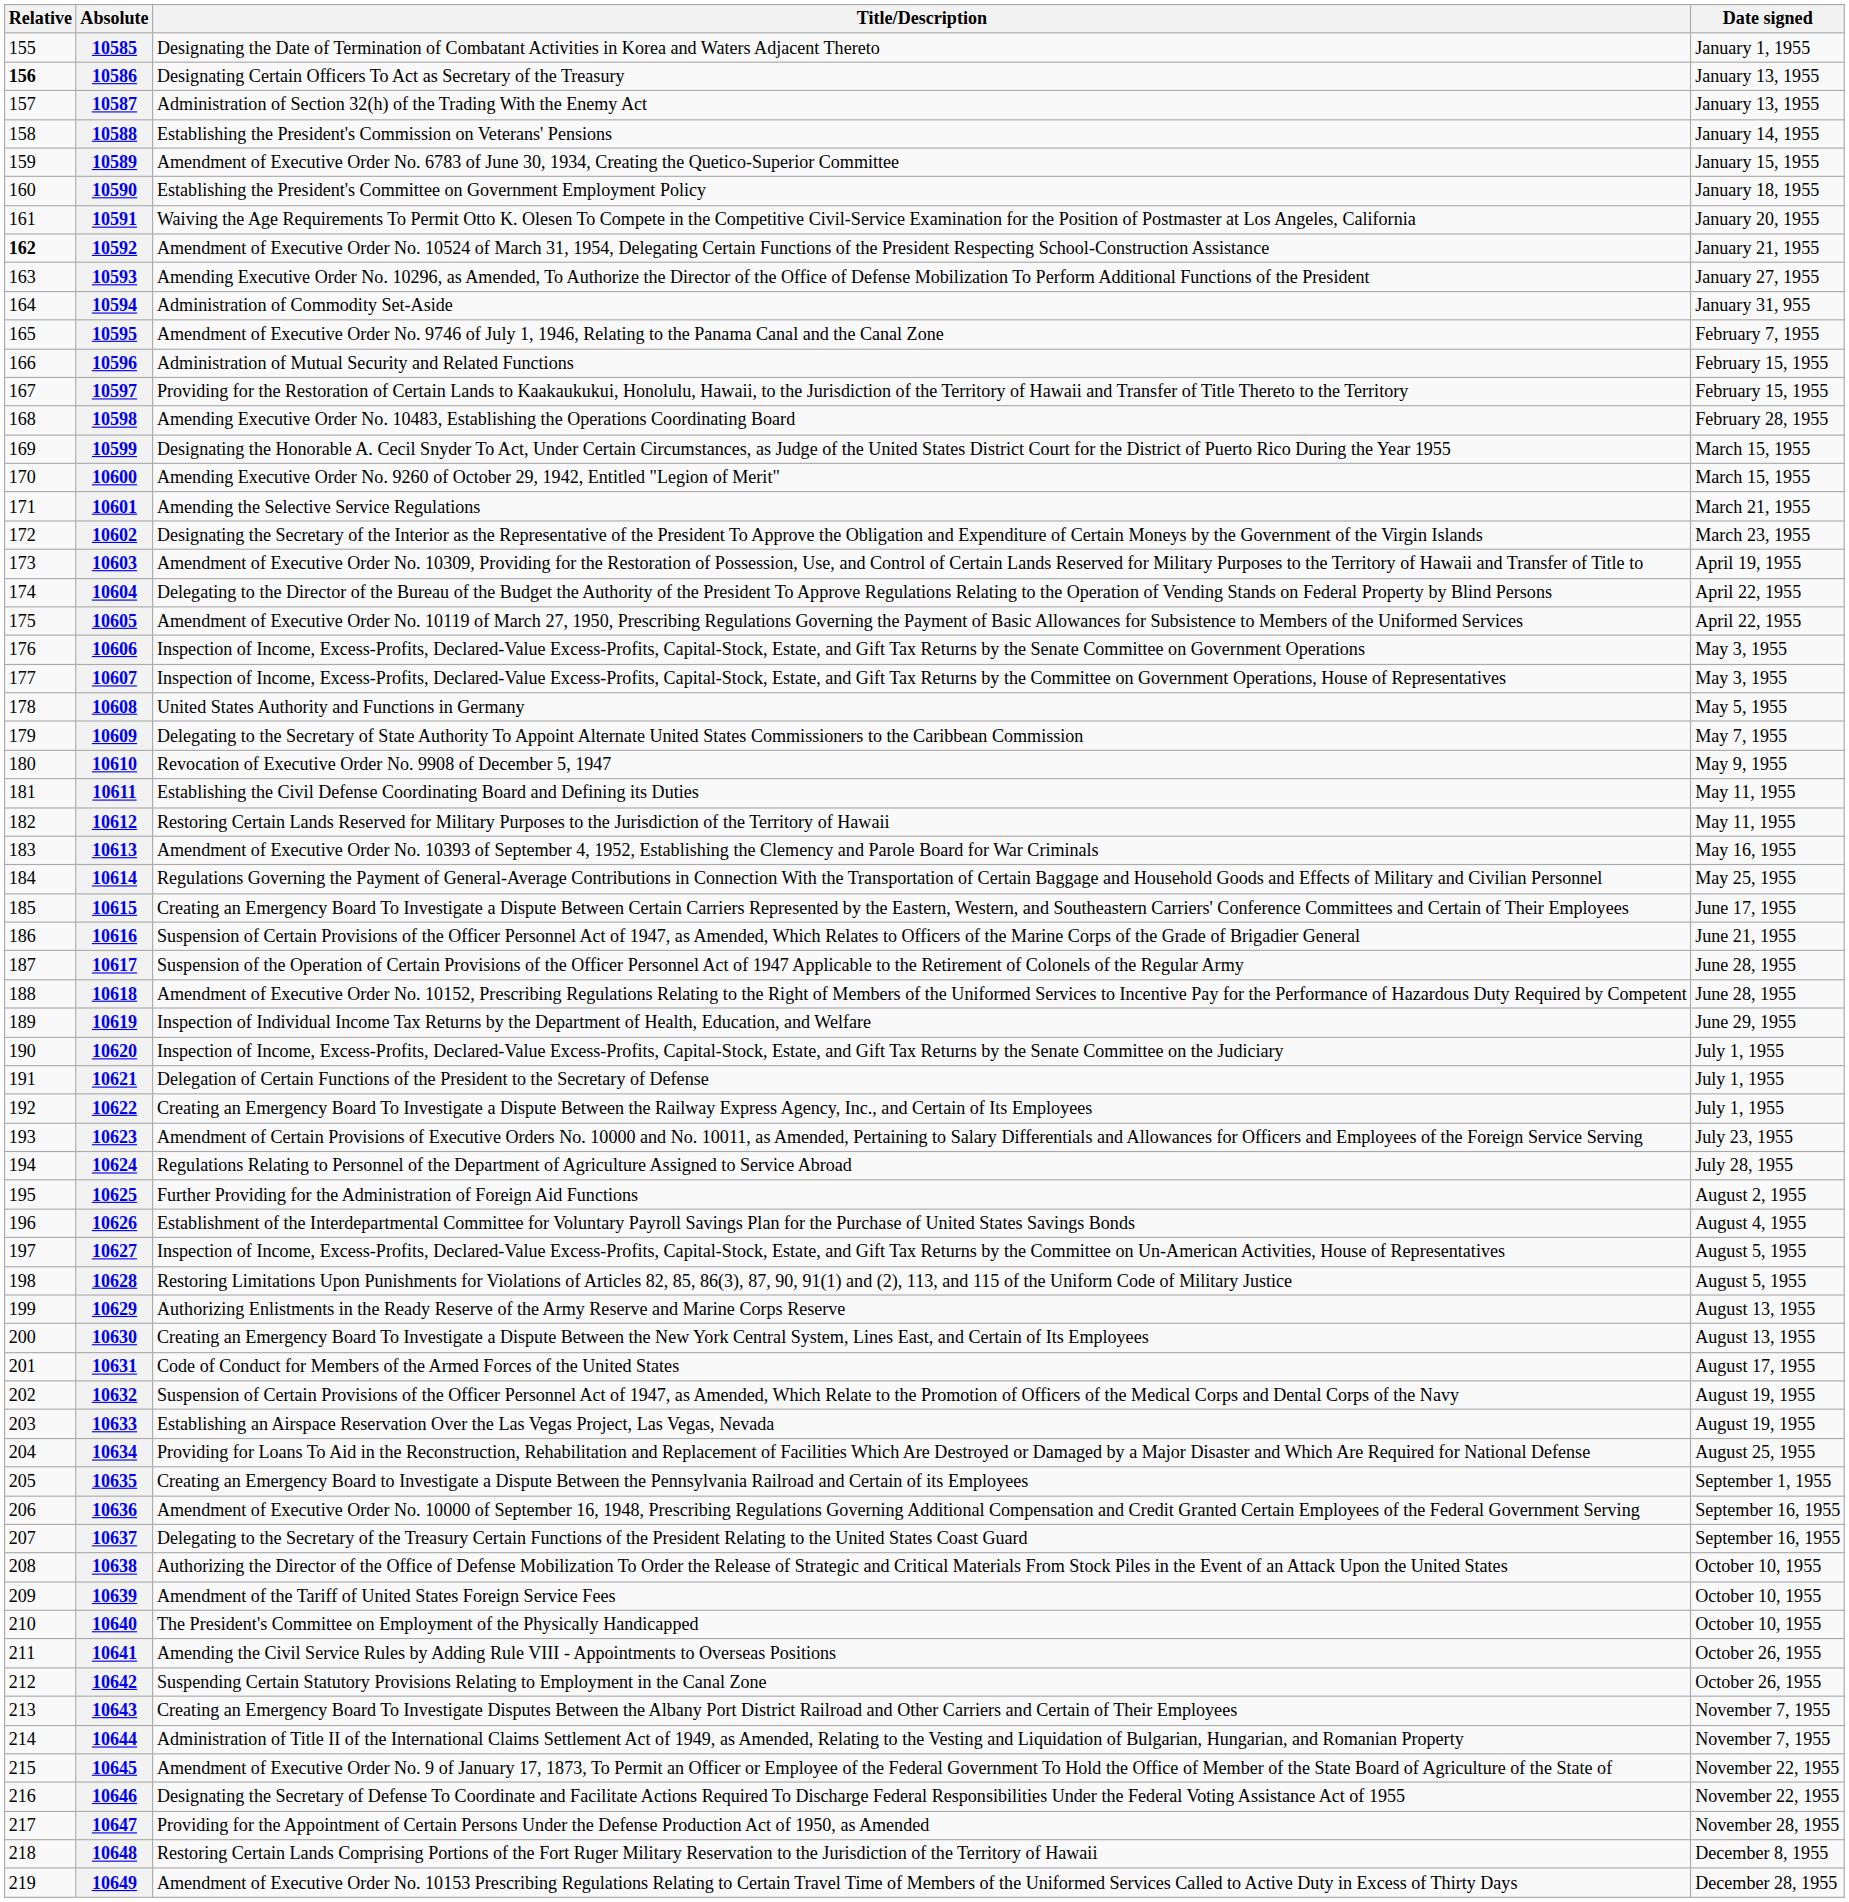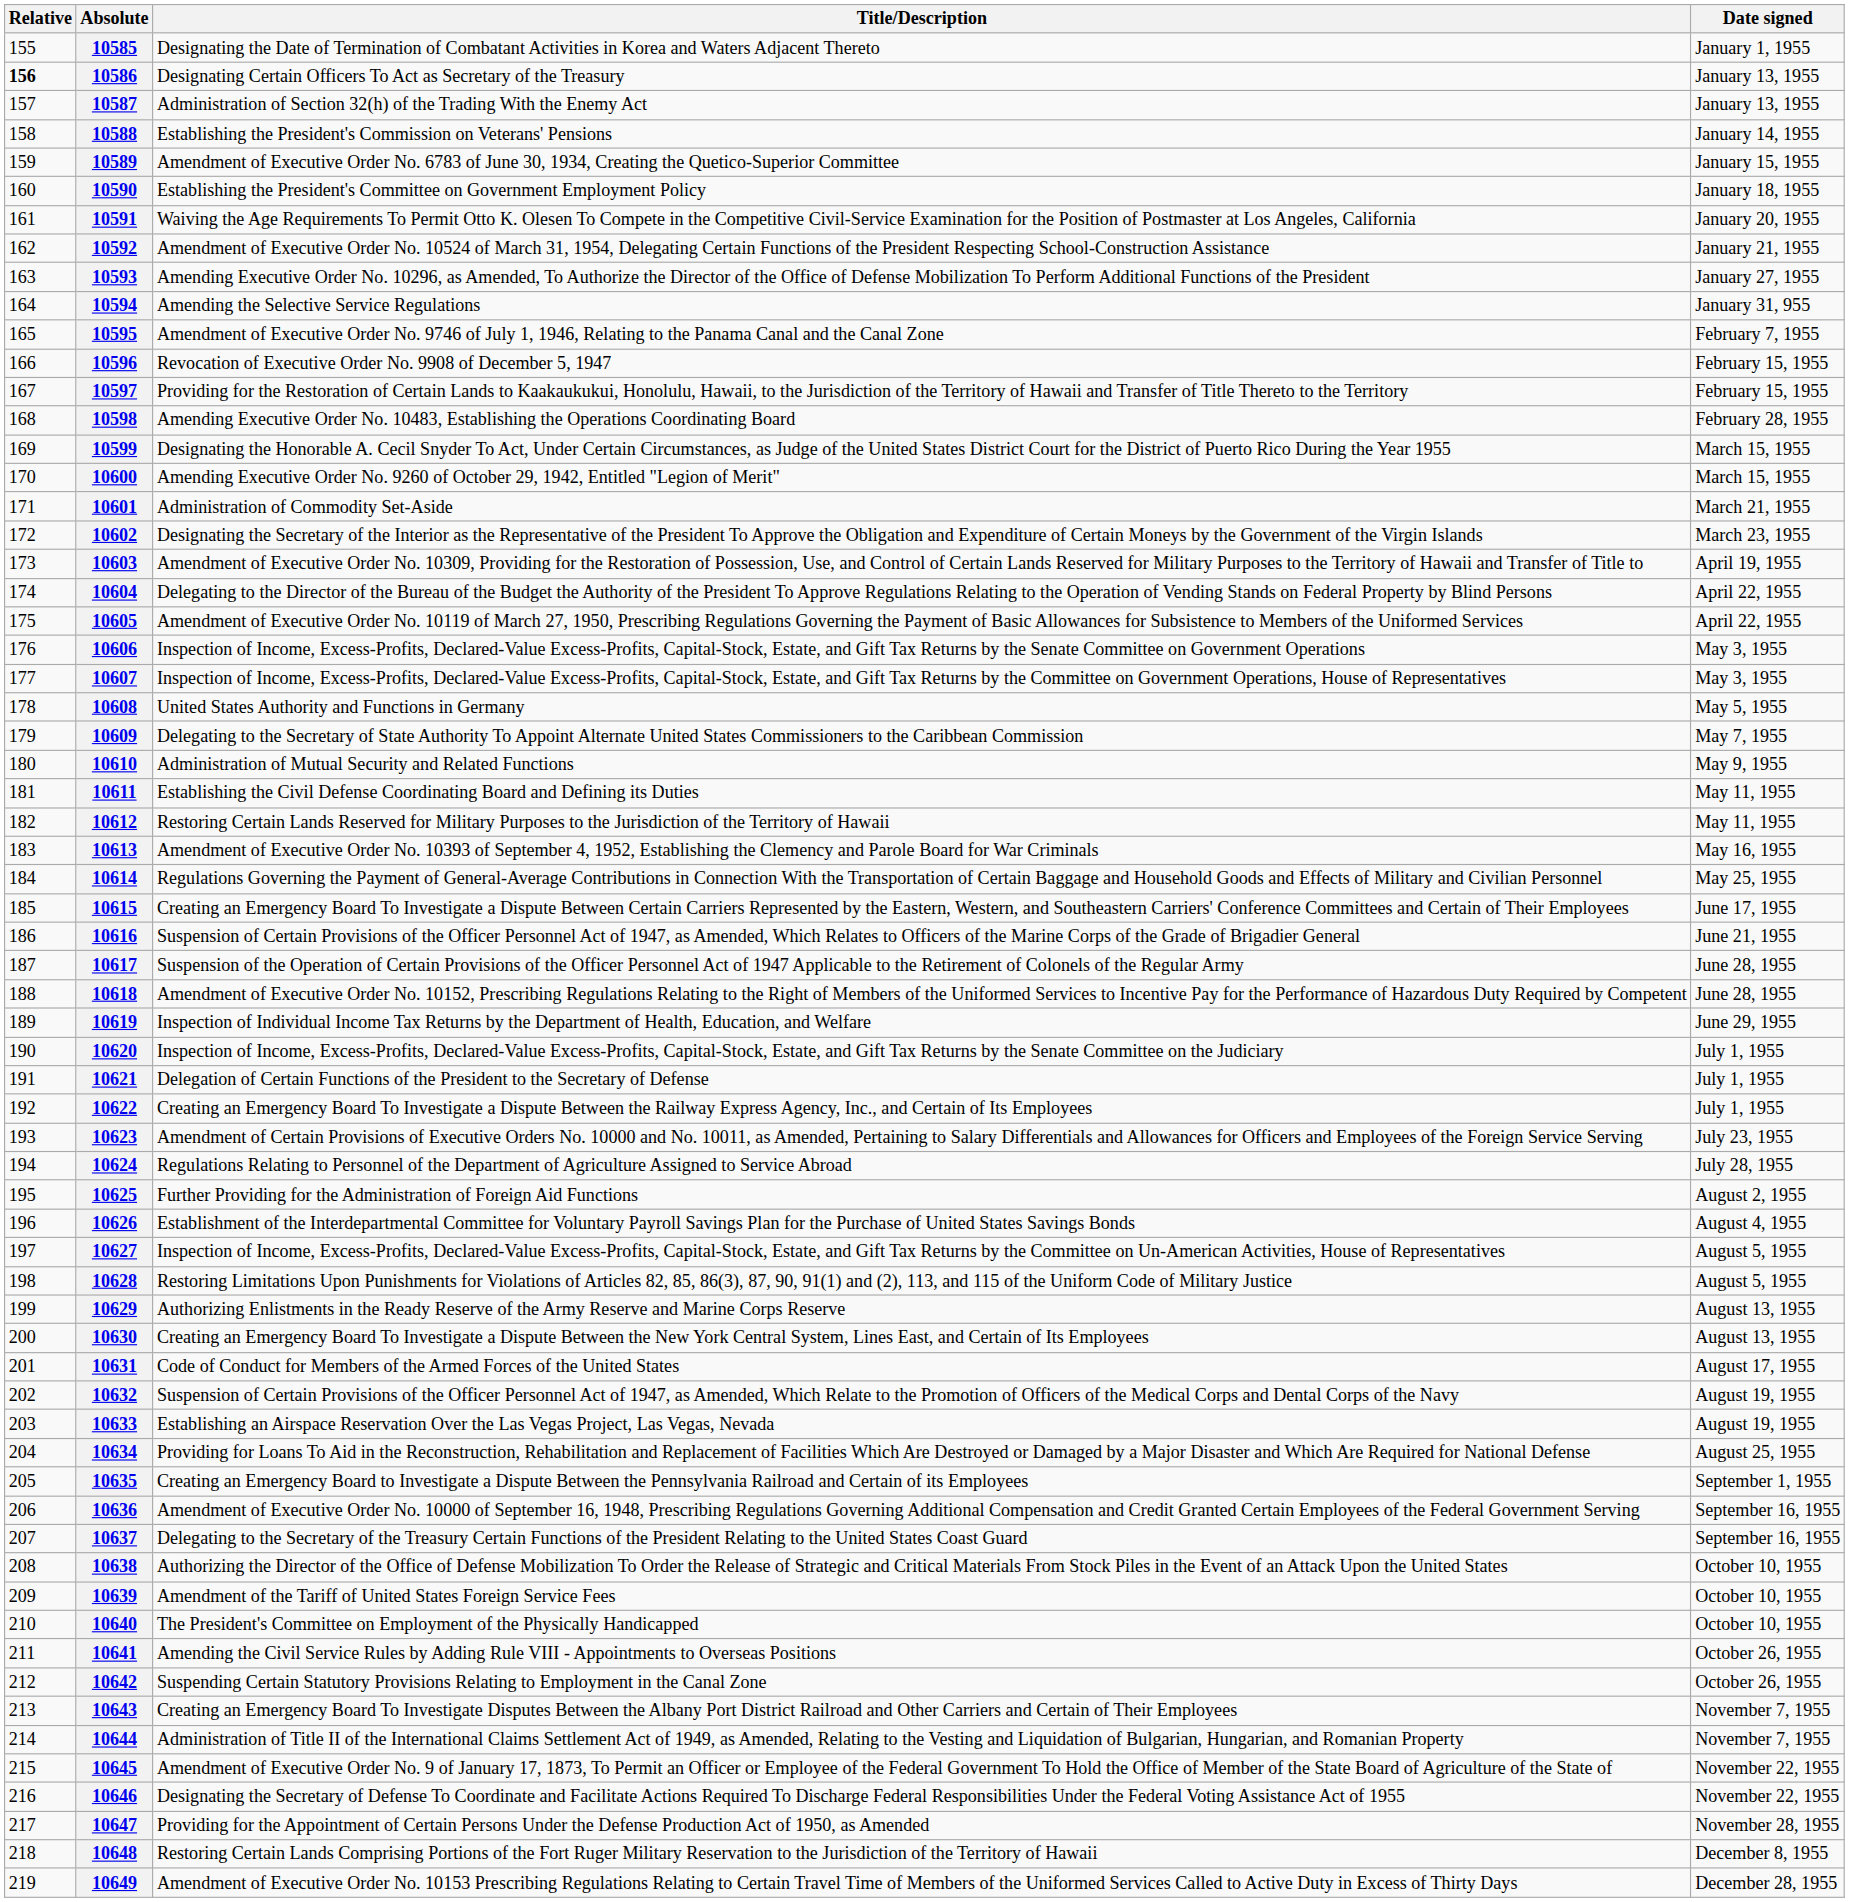(22, 248) bold -> (22, 248) normal
(305, 305) Administration of Commodity Set-Aside -> (319, 305) Amending the Selective Service Regulations
(365, 362) Administration of Mutual Security and Related Functions -> (384, 362) Revocation of Executive Order No. 9908 of December 5, 1947
(319, 506) Amending the Selective Service Regulations -> (305, 506) Administration of Commodity Set-Aside
(384, 764) Revocation of Executive Order No. 9908 of December 5, 1947 -> (365, 764) Administration of Mutual Security and Related Functions
